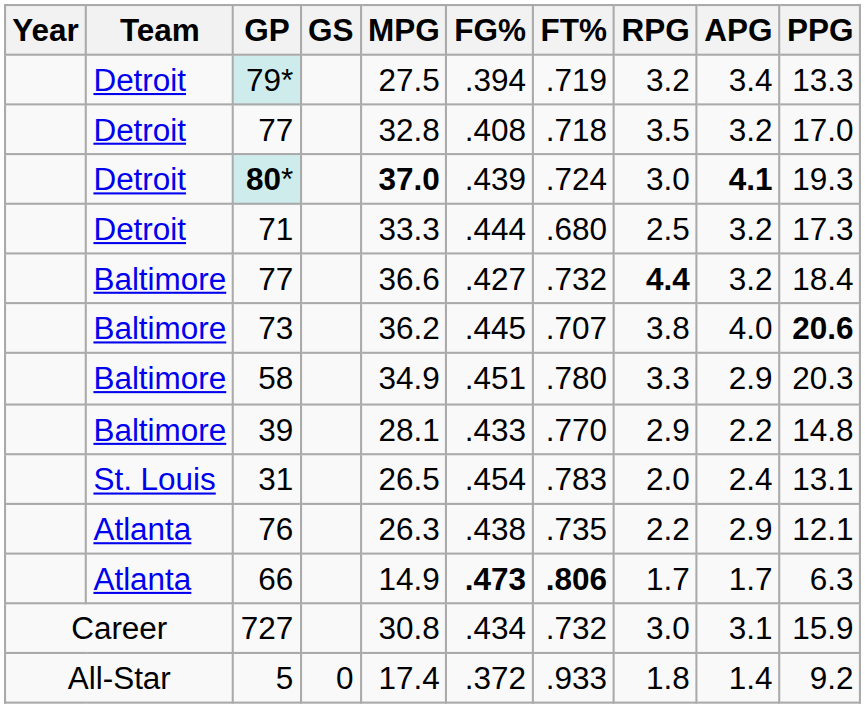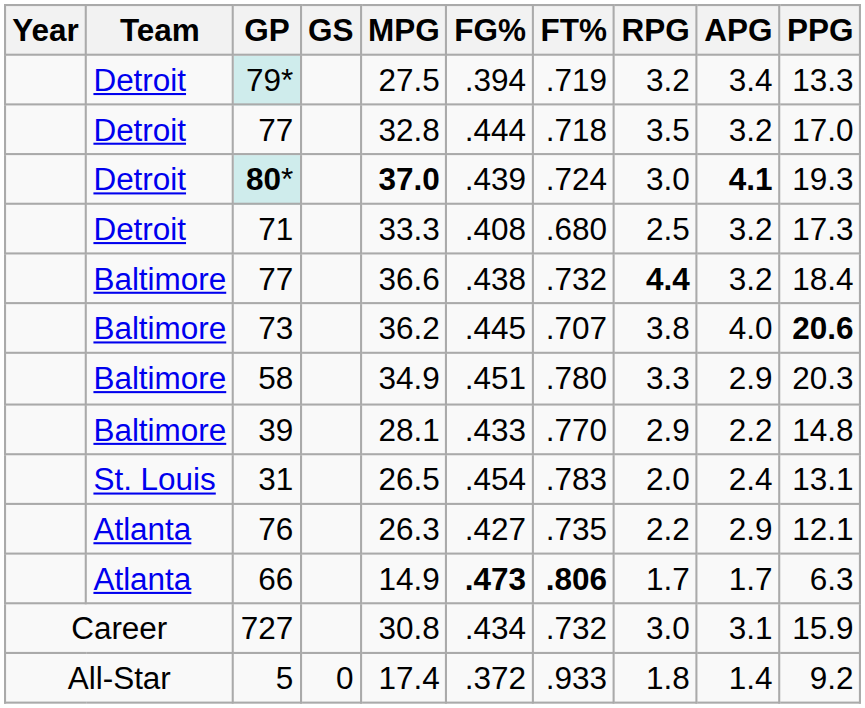(495, 130) .408 -> (495, 130) .444
(495, 229) .444 -> (495, 229) .408
(495, 279) .427 -> (495, 279) .438
(495, 528) .438 -> (495, 528) .427
